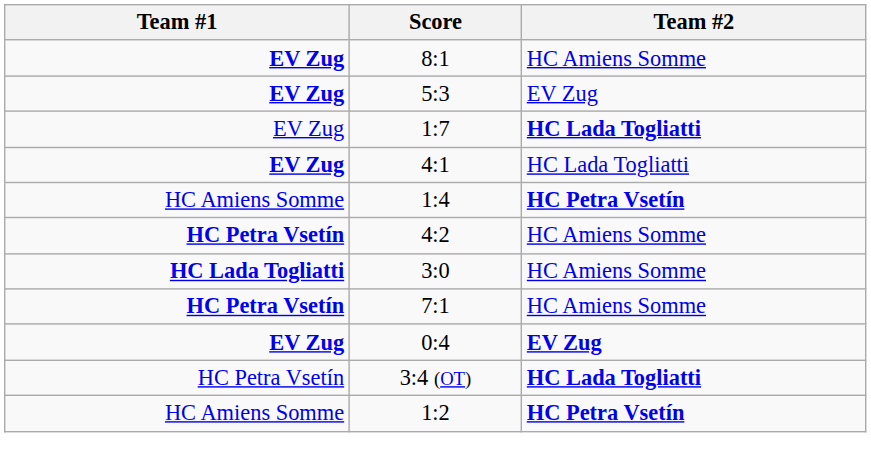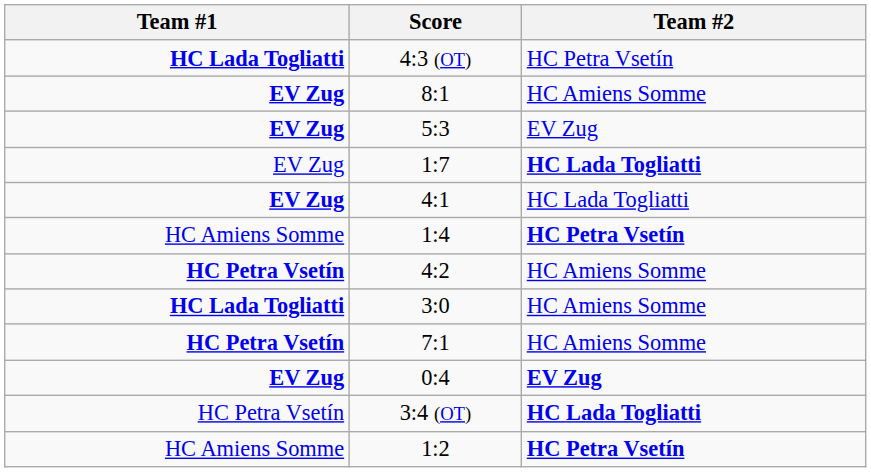+ row: (435, 57)
